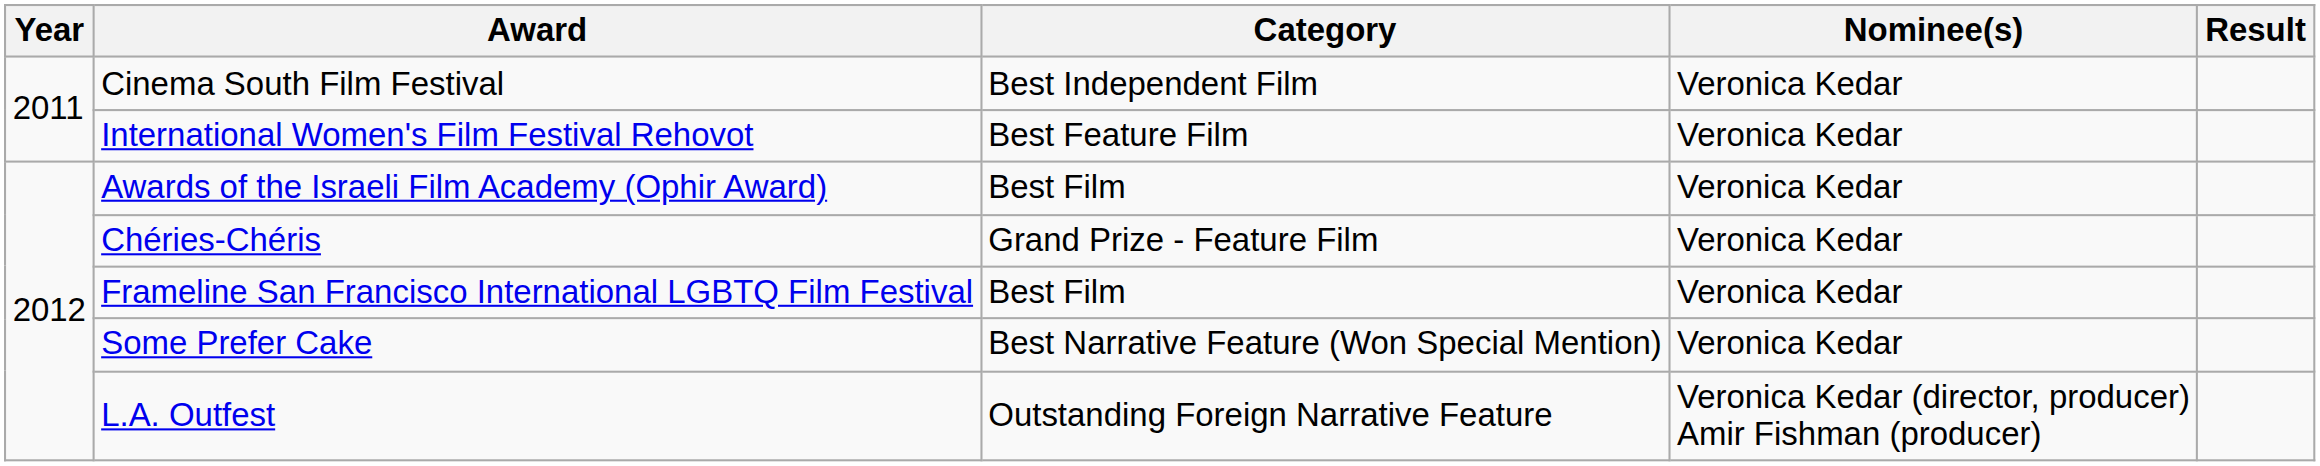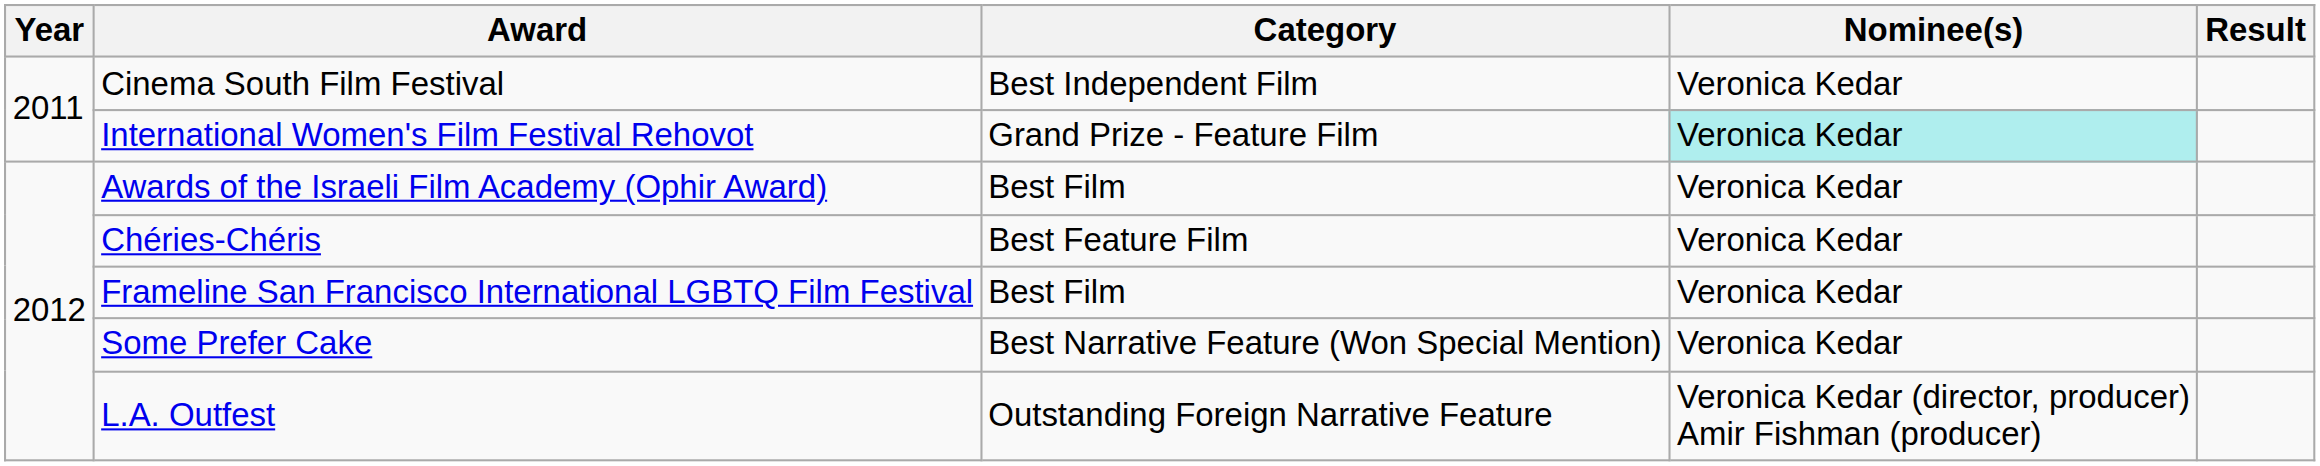(1118, 135) Best Feature Film -> (1183, 135) Grand Prize - Feature Film
(1790, 135) no background -> (1790, 135) paleturquoise background
(1183, 239) Grand Prize - Feature Film -> (1118, 239) Best Feature Film
